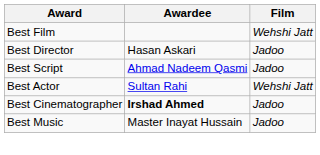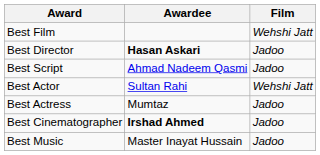(162, 50) normal -> (164, 50) bold
+ row: (39, 104)
